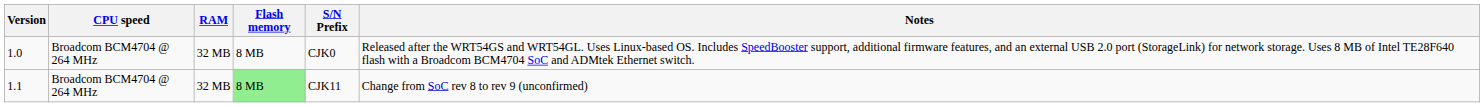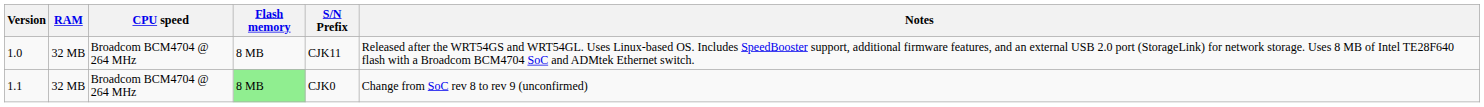columns swapped: (121, 20) <-> (214, 20)
(322, 53) CJK0 -> (325, 53) CJK11
(325, 85) CJK11 -> (322, 85) CJK0
